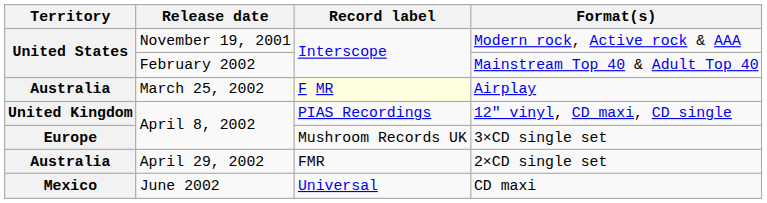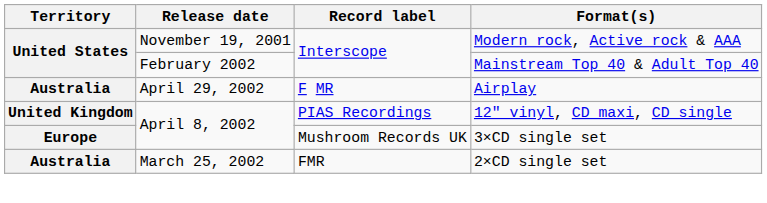(202, 89) March 25, 2002 -> (202, 89) April 29, 2002
(316, 89) lightyellow background -> (316, 89) no background
(202, 162) April 29, 2002 -> (202, 162) March 25, 2002
- row: (505, 186)
